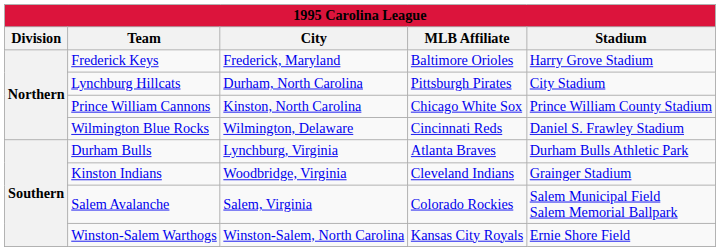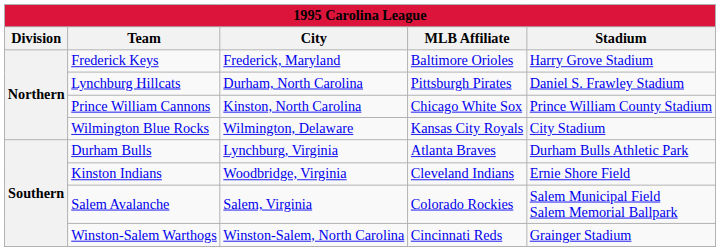(568, 83) City Stadium -> (607, 83) Daniel S. Frawley Stadium
(457, 128) Cincinnati Reds -> (467, 128) Kansas City Royals
(607, 128) Daniel S. Frawley Stadium -> (568, 128) City Stadium
(581, 173) Grainger Stadium -> (580, 173) Ernie Shore Field
(467, 235) Kansas City Royals -> (457, 235) Cincinnati Reds
(580, 235) Ernie Shore Field -> (581, 235) Grainger Stadium
